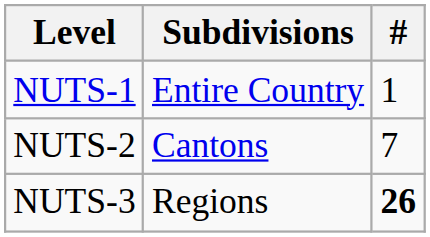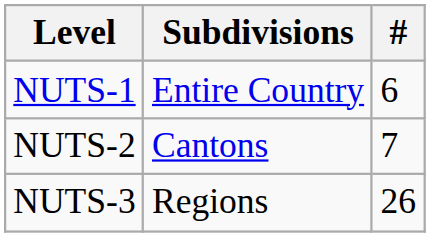(389, 88) 1 -> (389, 88) 6
(398, 201) bold -> (398, 201) normal
